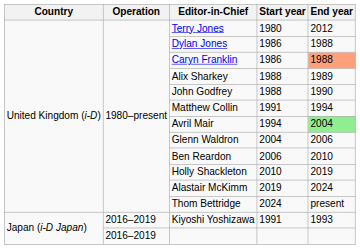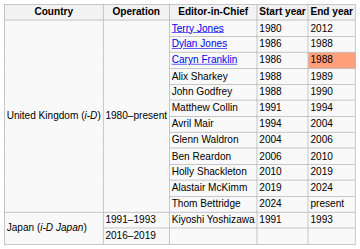(322, 124) lightgreen background -> (322, 124) no background
(131, 220) 2016–2019 -> (131, 220) 1991–1993
